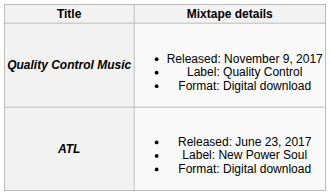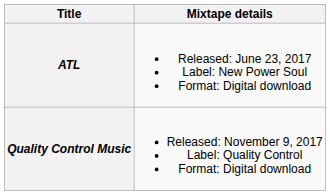rows swapped: (69, 148) <-> (69, 65)
